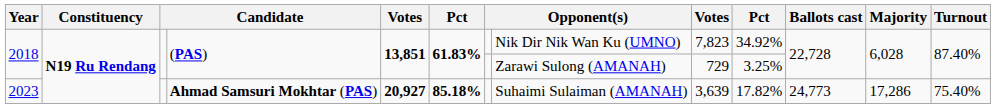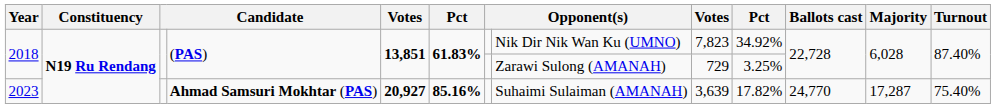(457, 91) 85.18% -> (457, 91) 85.16%
(810, 91) 24,773 -> (810, 91) 24,770
(890, 91) 17,286 -> (890, 91) 17,287
